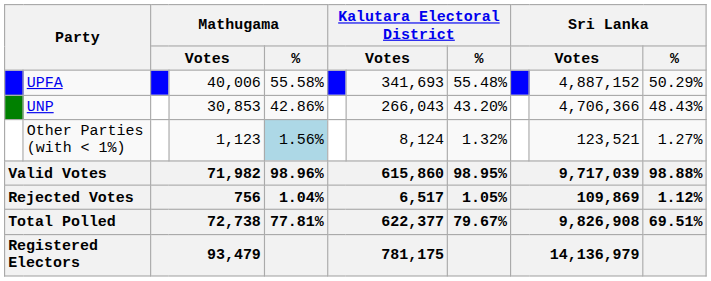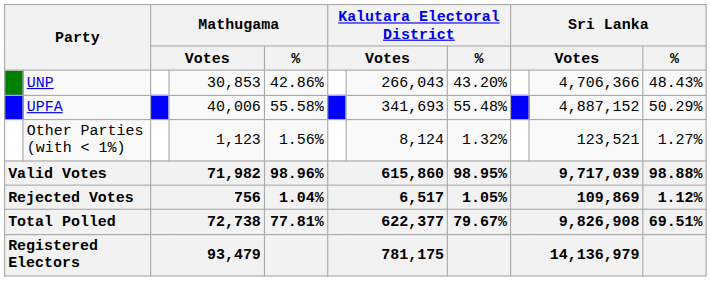rows swapped: (45, 83) <-> (40, 107)
(301, 140) lightblue background -> (301, 140) no background
